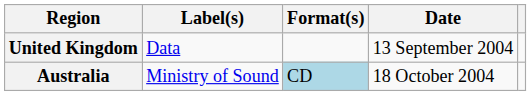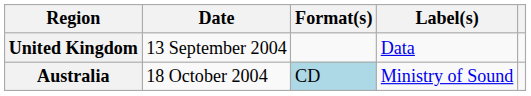columns swapped: (443, 18) <-> (212, 18)
